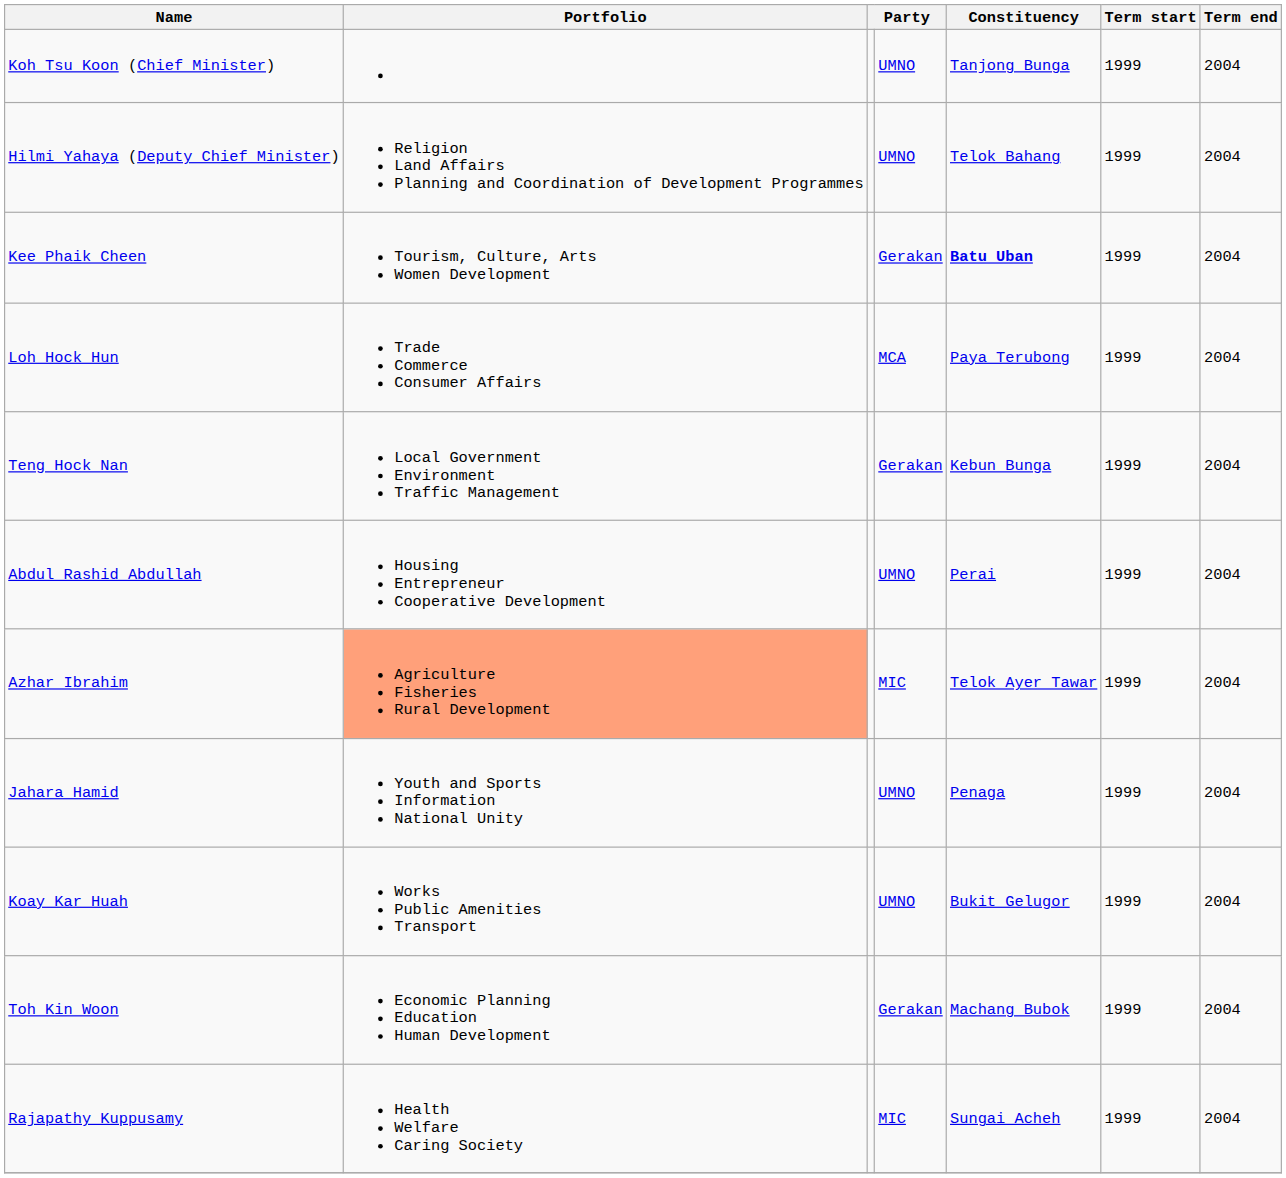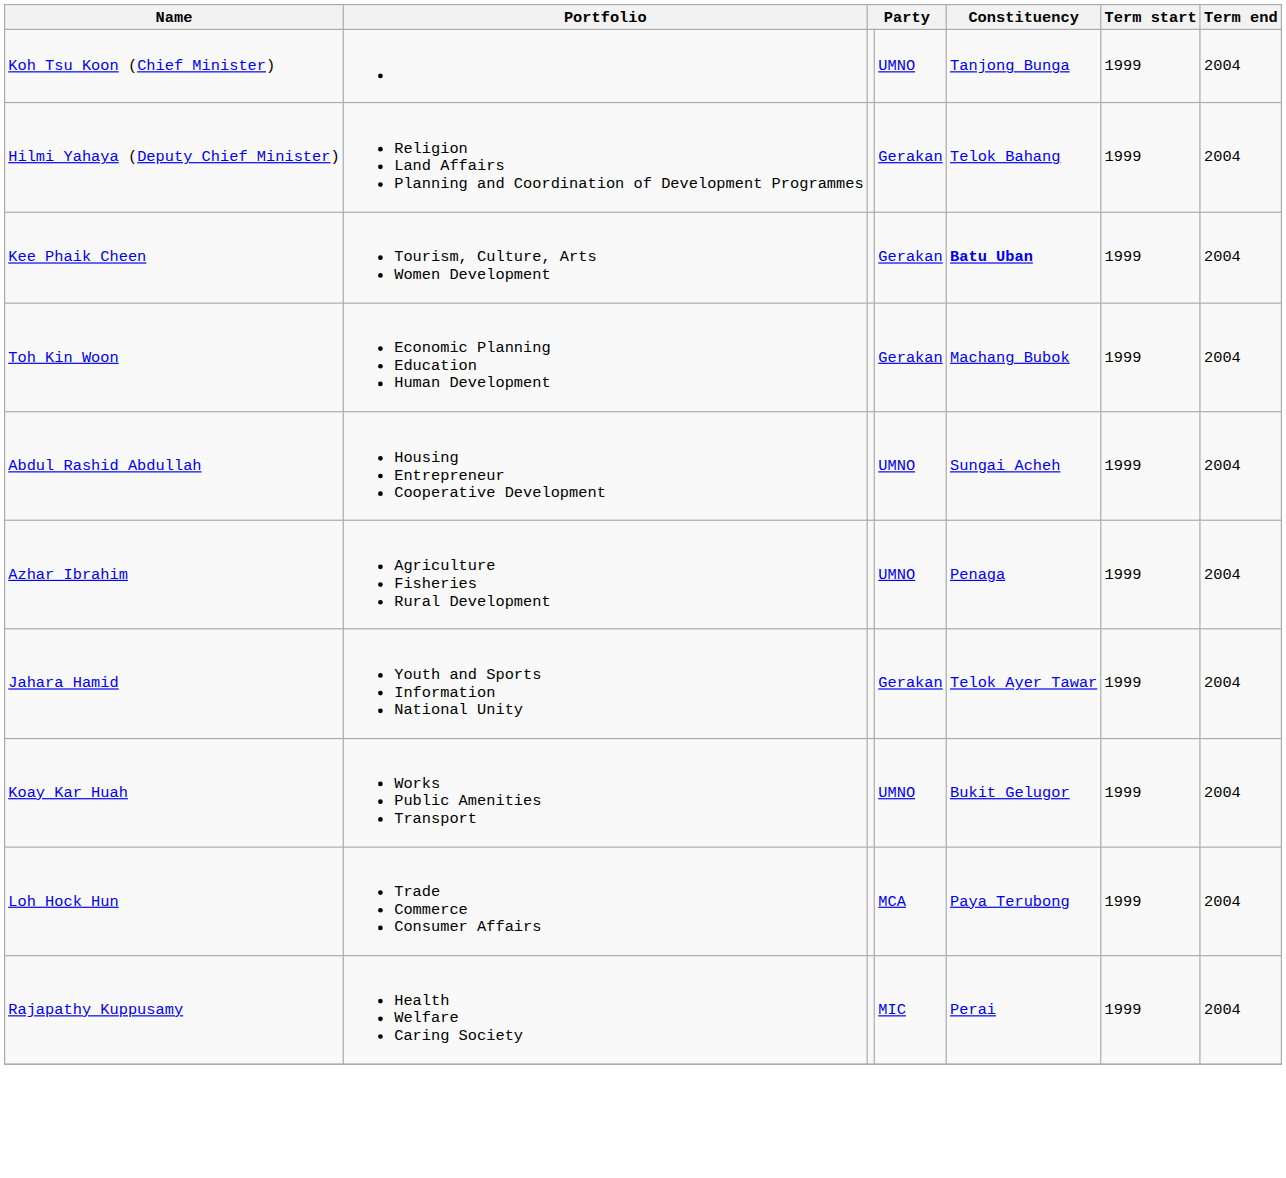(897, 157) UMNO -> (910, 157) Gerakan
rows swapped: (63, 1010) <-> (63, 357)
- row: (68, 466)
(973, 575) Perai -> (1005, 466) Sungai Acheh
(605, 692) lightsalmon background -> (605, 584) no background
(892, 684) MIC -> (897, 575) UMNO
(1024, 684) Telok Ayer Tawar -> (978, 575) Penaga
(897, 792) UMNO -> (910, 684) Gerakan
(978, 792) Penaga -> (1024, 684) Telok Ayer Tawar
(1005, 1119) Sungai Acheh -> (973, 1010) Perai
